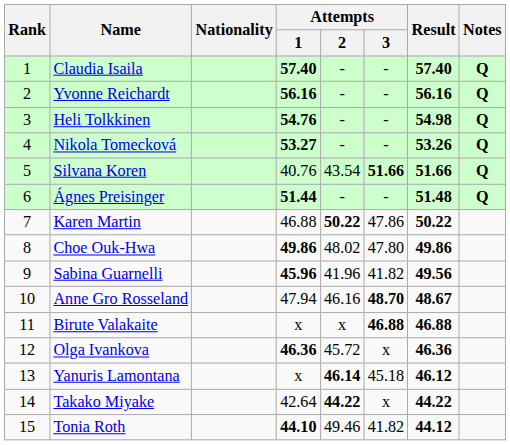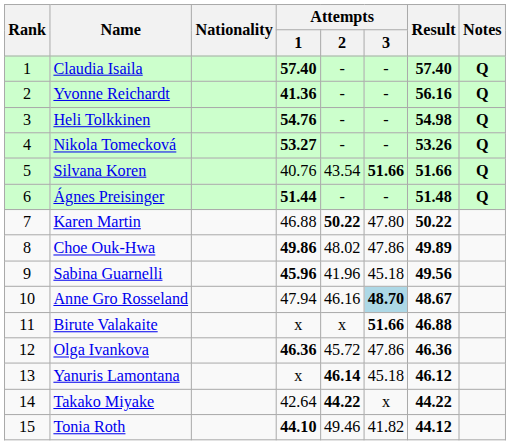(298, 94) 56.16 -> (298, 94) 41.36
(386, 222) 47.86 -> (386, 222) 47.80
(386, 247) 47.80 -> (386, 247) 47.86
(434, 247) 49.86 -> (434, 247) 49.89
(386, 273) 41.82 -> (386, 273) 45.18
(386, 299) no background -> (386, 299) lightblue background
(386, 324) 46.88 -> (386, 324) 51.66
(386, 350) x -> (386, 350) 47.86
